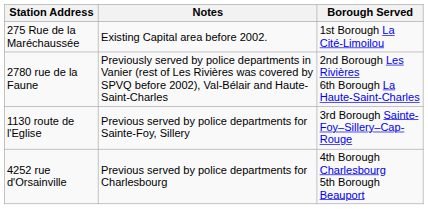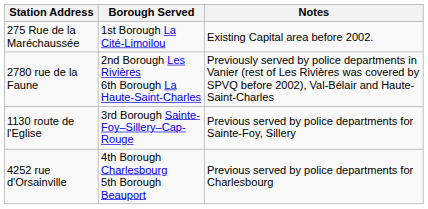columns swapped: (370, 13) <-> (208, 13)
